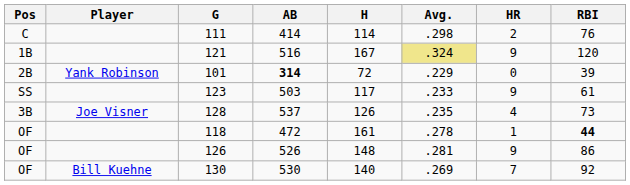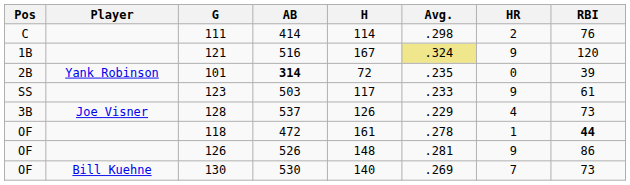(439, 73) .229 -> (439, 73) .235
(439, 112) .235 -> (439, 112) .229
(588, 170) 92 -> (588, 170) 73
